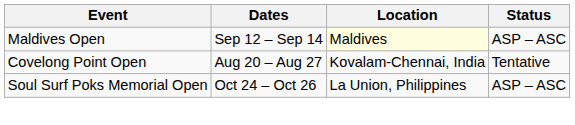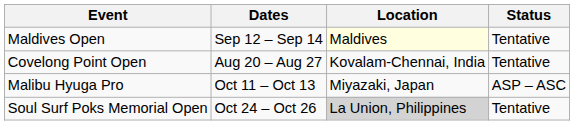(529, 39) ASP – ASC -> (521, 39) Tentative
+ row: (66, 85)
(398, 85) no background -> (398, 108) lightgrey background
(529, 85) ASP – ASC -> (521, 108) Tentative
